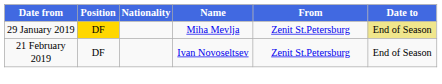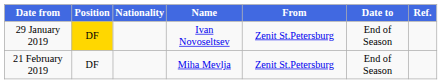+ column: (423, 13)
(213, 30) Miha Mevlja -> (204, 36) Ivan Novoseltsev
(402, 30) khaki background -> (378, 36) no background
(213, 53) Ivan Novoseltsev -> (204, 65) Miha Mevlja
